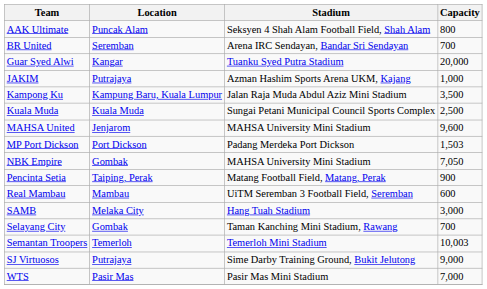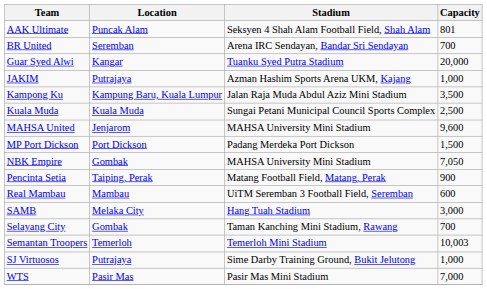(448, 29) 800 -> (448, 29) 801
(452, 144) 1,503 -> (452, 144) 1,500
(452, 260) 9,000 -> (452, 260) 1,000
